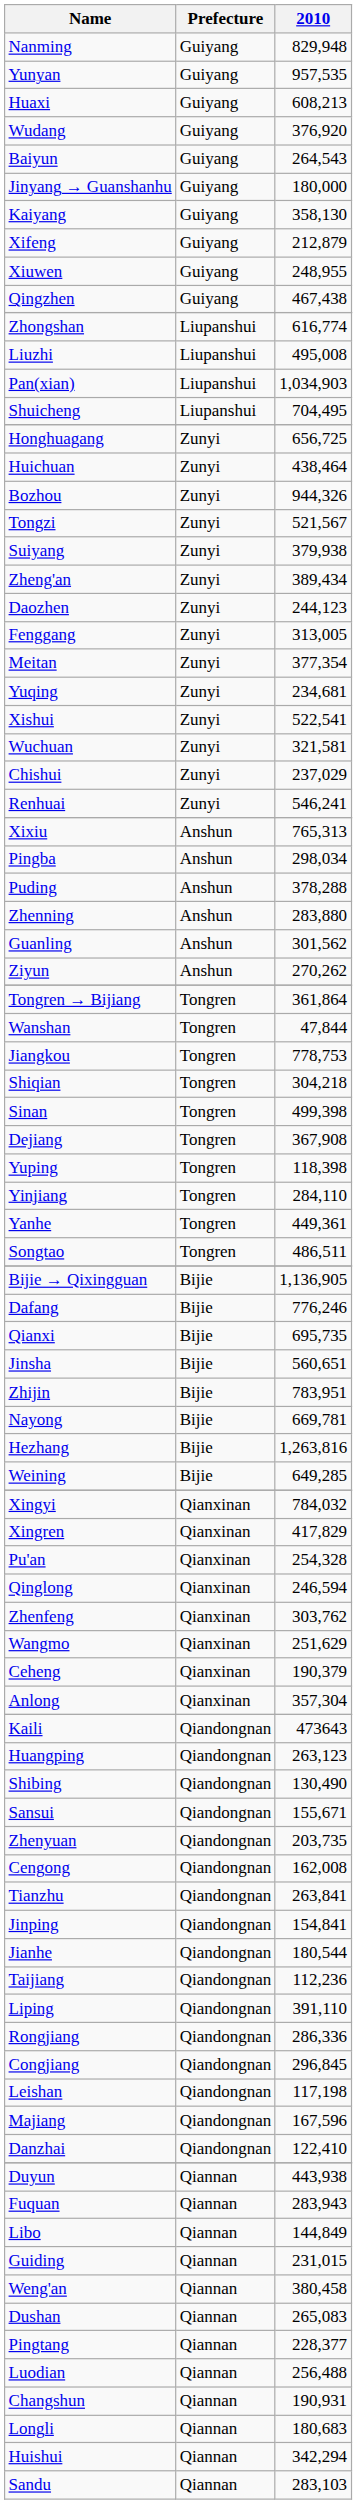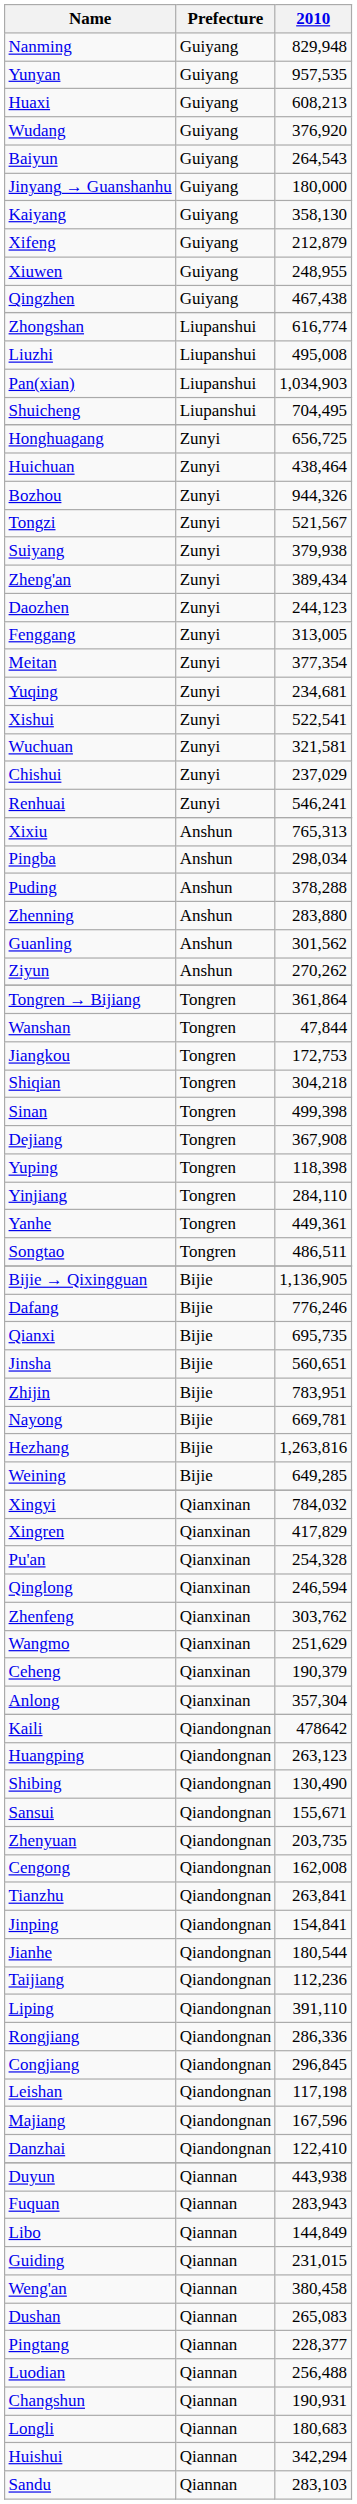(320, 1055) 778,753 -> (320, 1055) 172,753
(322, 1728) 473643 -> (322, 1728) 478642
